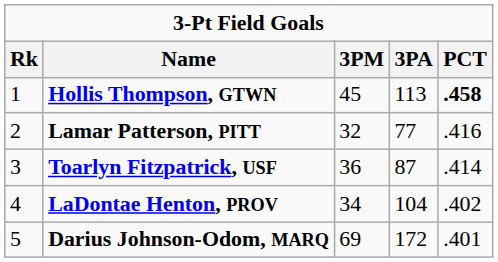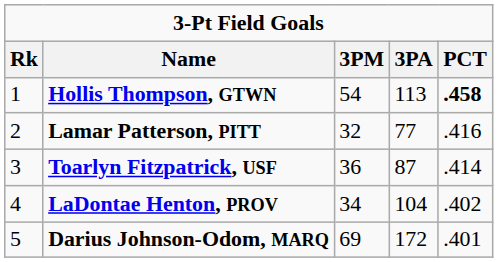(350, 95) 45 -> (350, 95) 54
